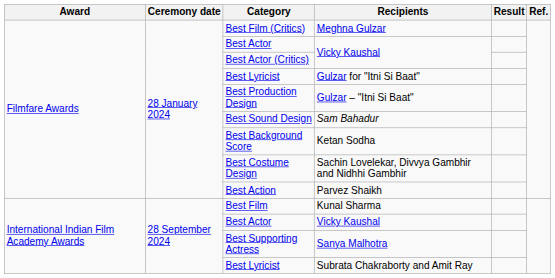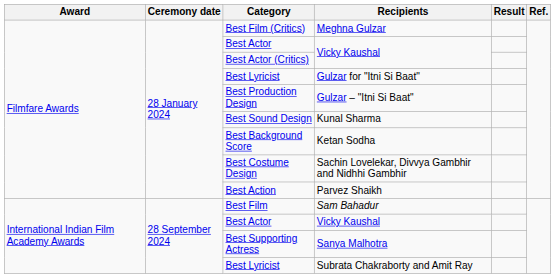(348, 119) Sam Bahadur -> (349, 119) Kunal Sharma
(349, 206) Kunal Sharma -> (348, 206) Sam Bahadur
